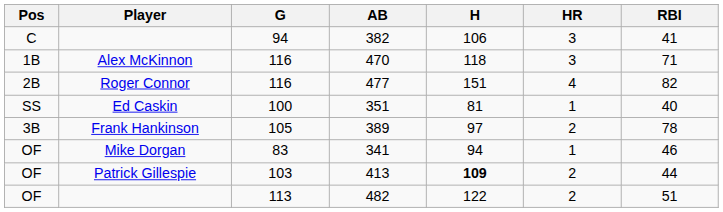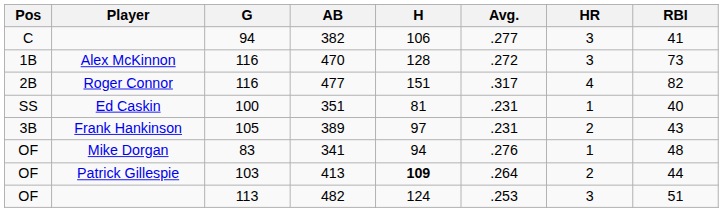+ column: (504, 15)
(475, 60) 118 -> (418, 60) 128
(670, 60) 71 -> (675, 60) 73
(670, 128) 78 -> (675, 128) 43
(670, 151) 46 -> (675, 151) 48
(475, 196) 122 -> (418, 196) 124
(572, 196) 2 -> (590, 196) 3
